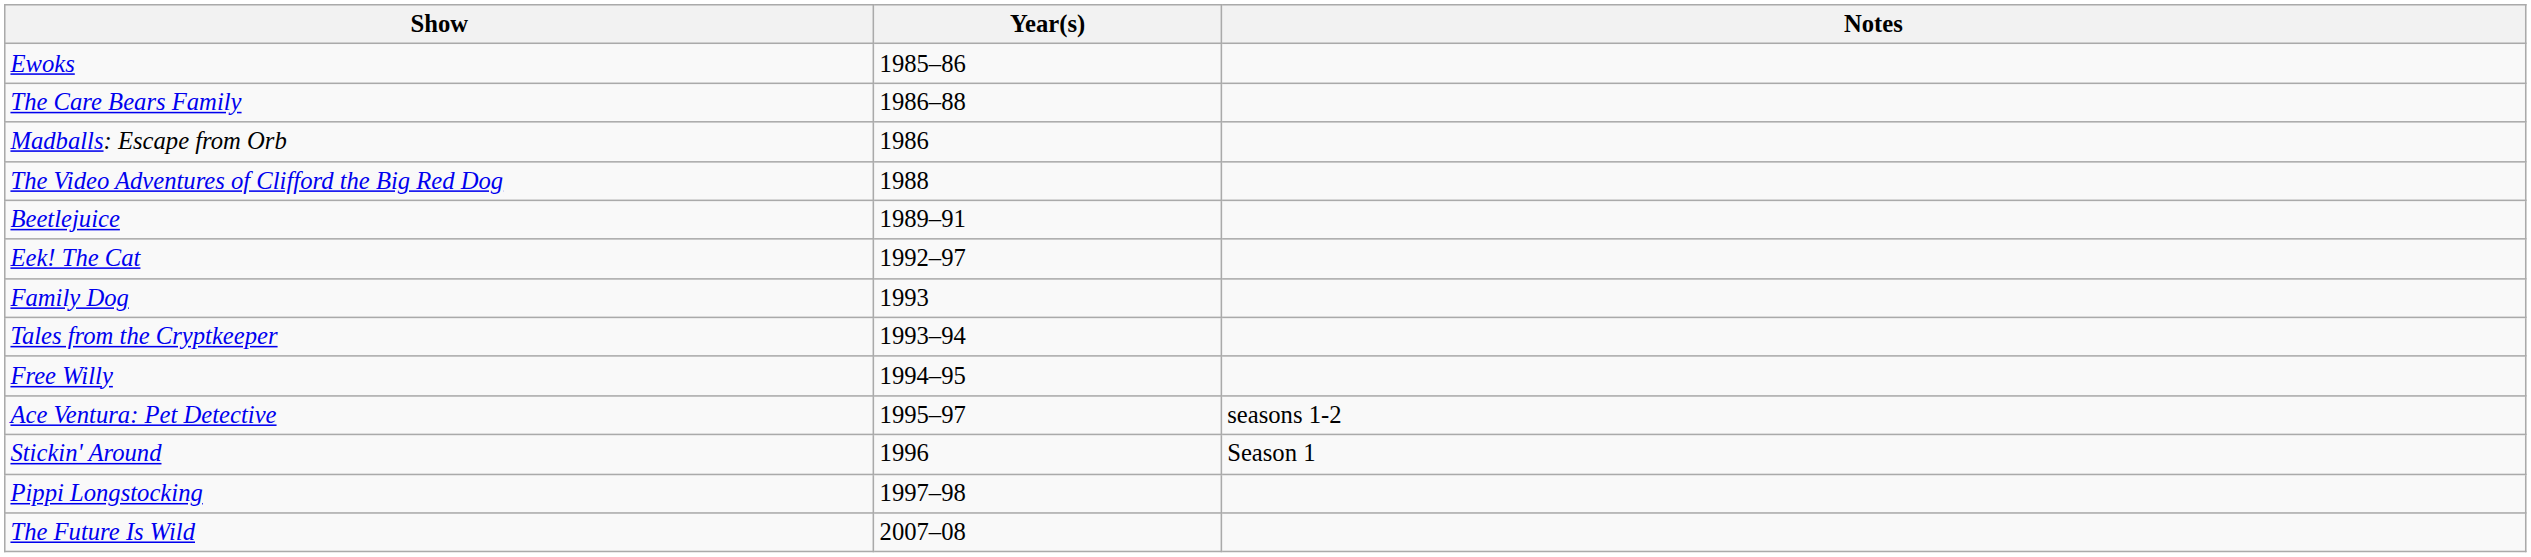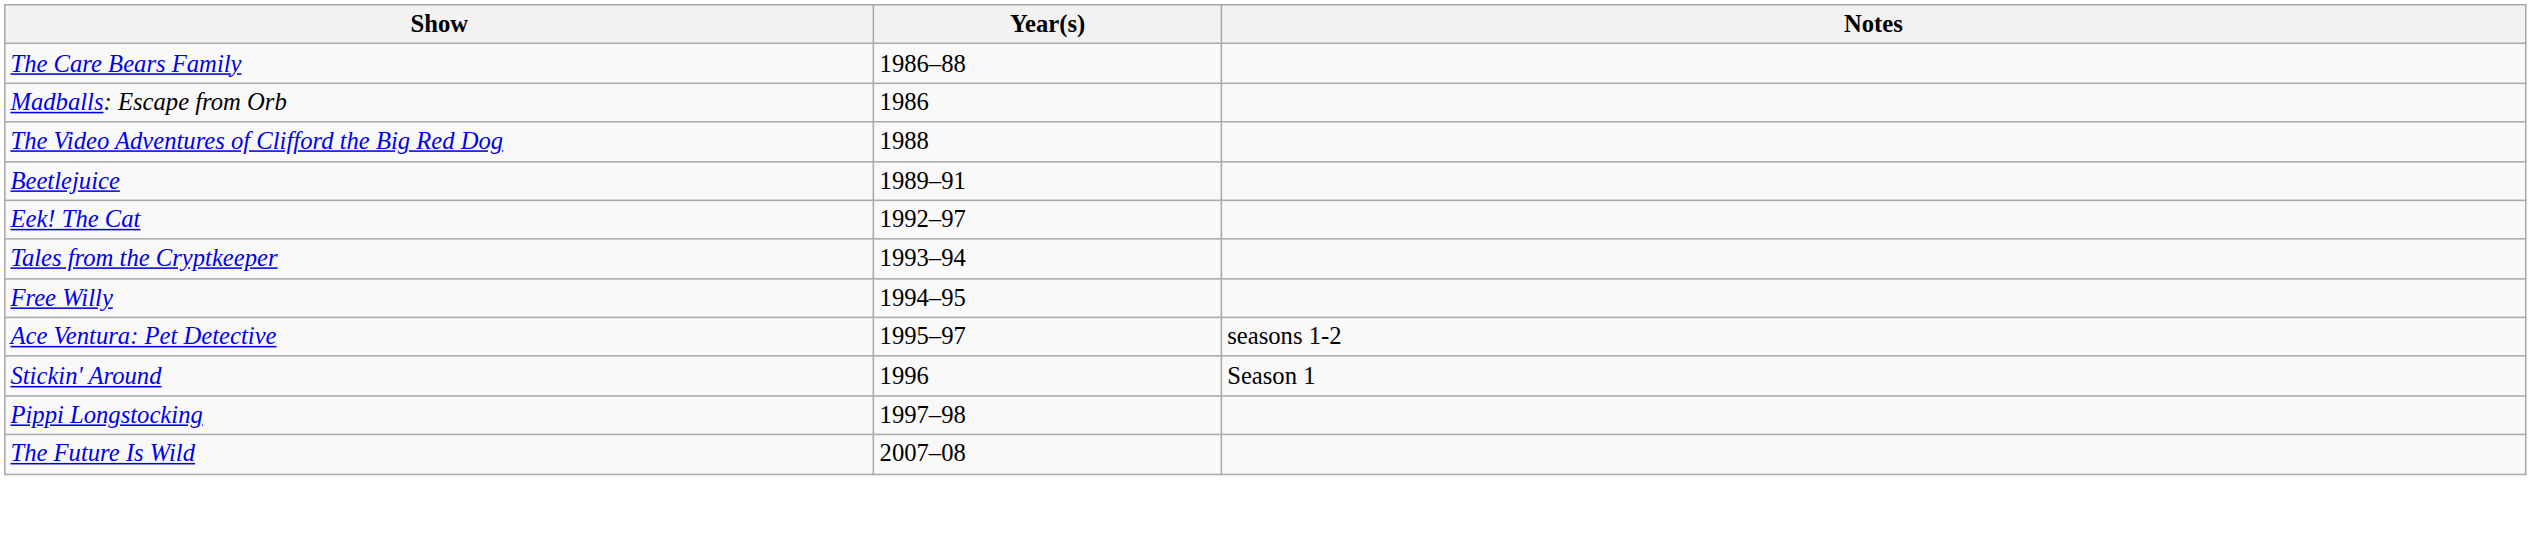- row: (43, 63)
- row: (70, 297)
